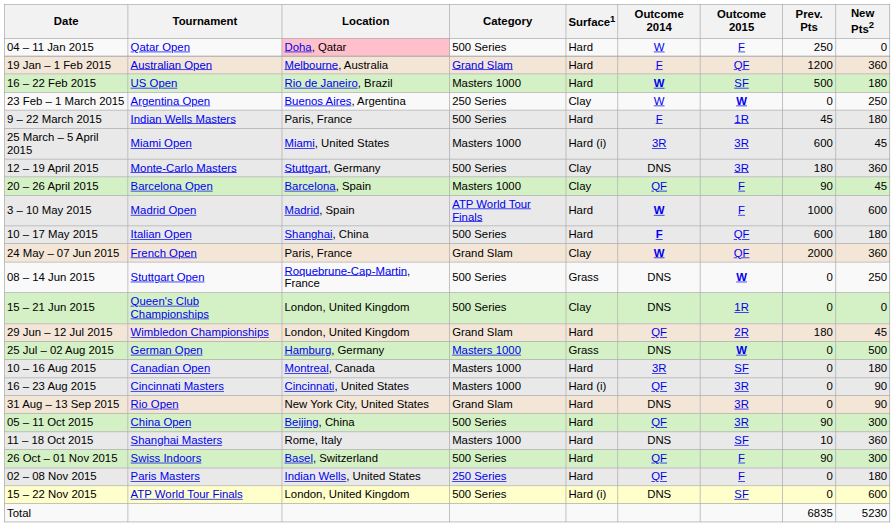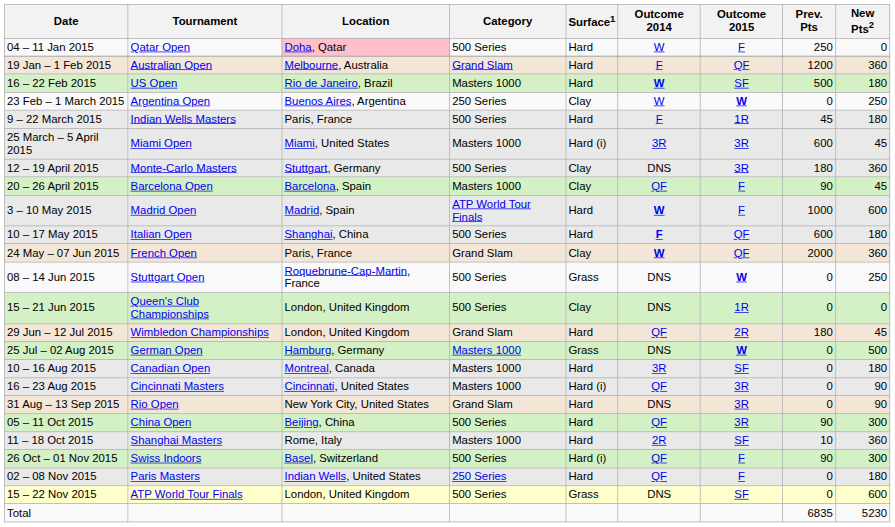(659, 440) DNS -> (659, 440) 2R
(581, 458) Hard -> (587, 458) Hard (i)
(587, 494) Hard (i) -> (584, 494) Grass
